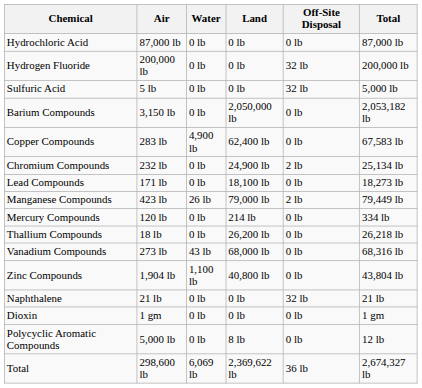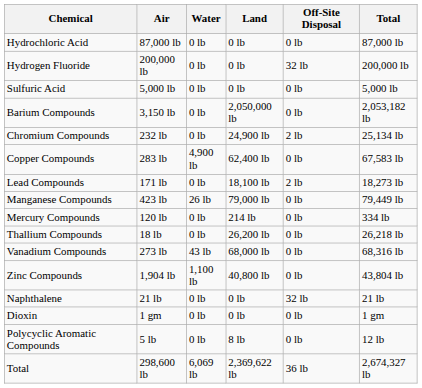(148, 89) 5 lb -> (157, 89) 5,000 lb
(297, 89) 32 lb -> (294, 89) 0 lb
rows swapped: (58, 165) <-> (51, 142)
(294, 182) 0 lb -> (294, 182) 2 lb
(294, 200) 2 lb -> (294, 200) 0 lb
(157, 339) 5,000 lb -> (148, 339) 5 lb
